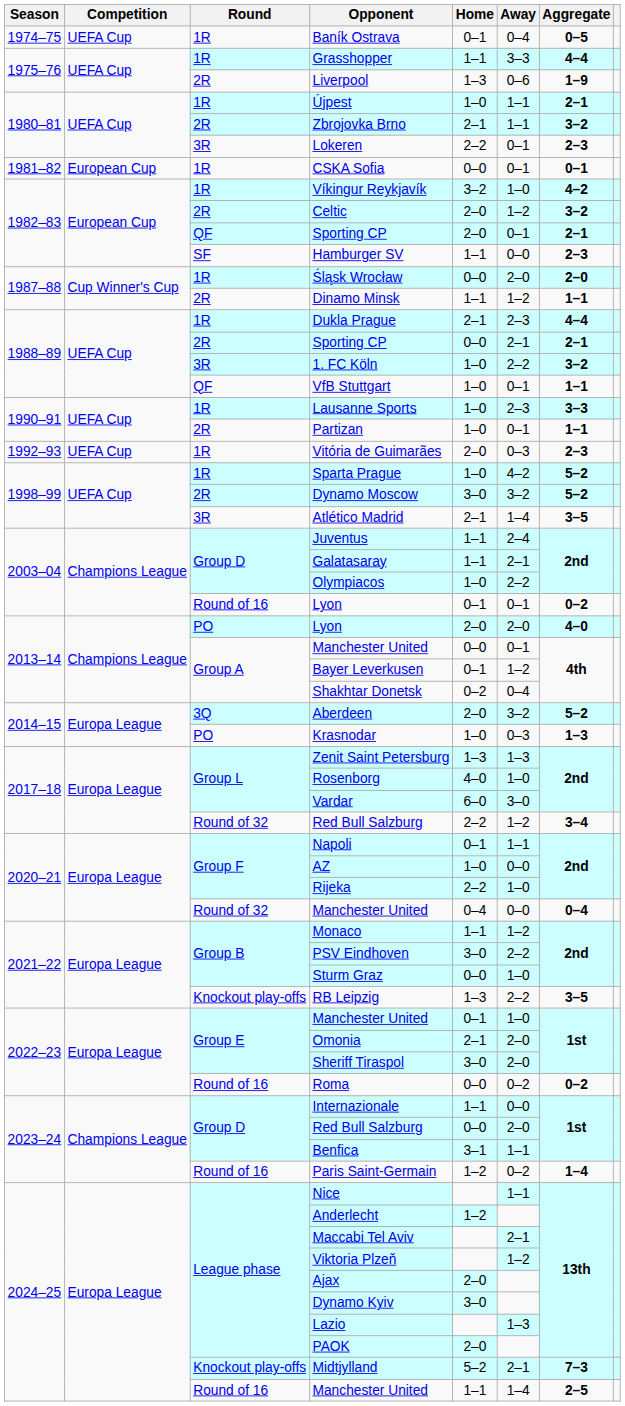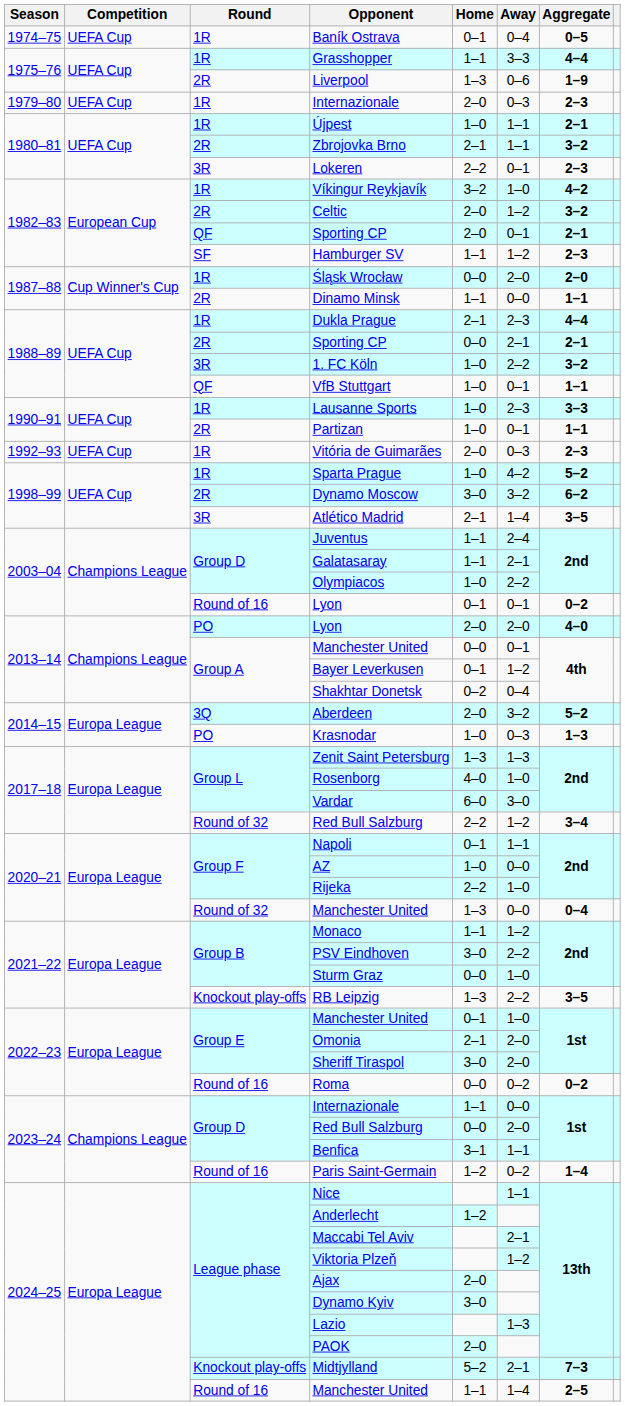+ row: (34, 102)
- row: (34, 168)
(518, 255) 0–0 -> (518, 255) 1–2
(518, 299) 1–2 -> (518, 299) 0–0
(576, 495) 5–2 -> (576, 495) 6–2
(475, 910) 0–4 -> (475, 910) 1–3
